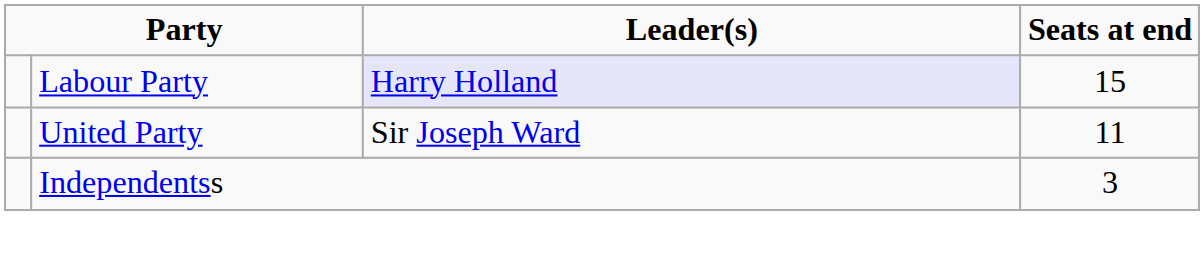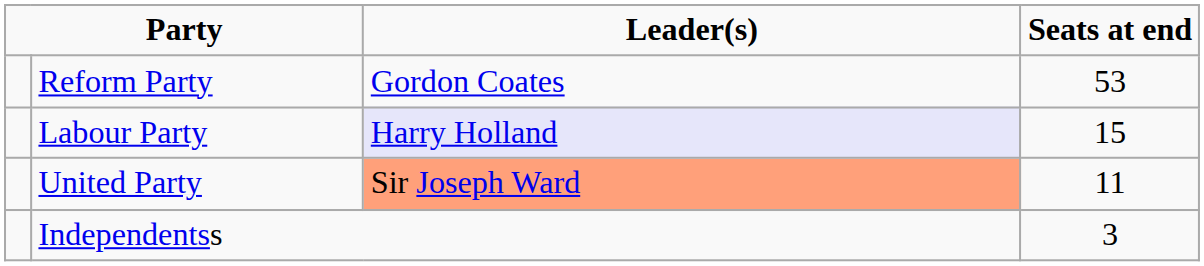+ row: (126, 81)
(476, 132) no background -> (476, 183) lightsalmon background
